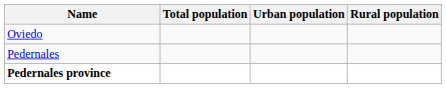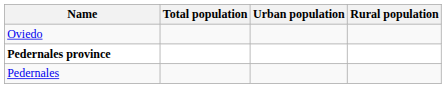rows swapped: (33, 54) <-> (59, 73)
